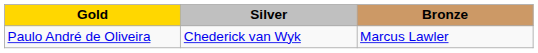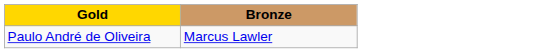- column: (269, 15)
